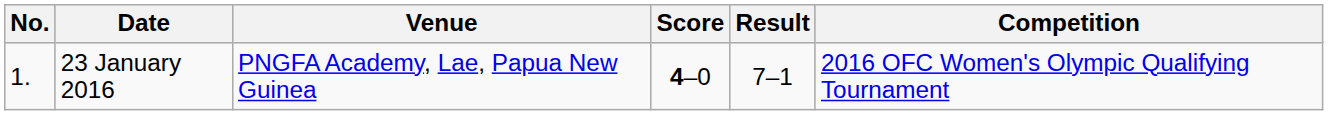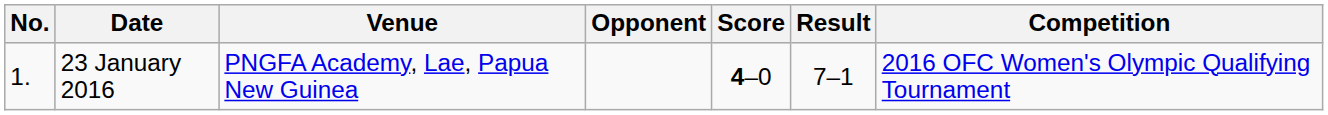+ column: (649, 23)
